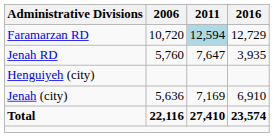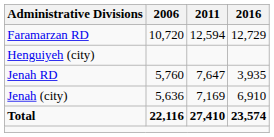(207, 34) lightblue background -> (207, 34) no background
rows swapped: (32, 55) <-> (51, 75)
